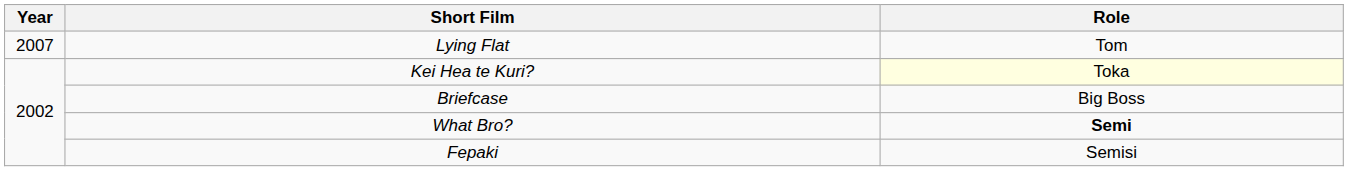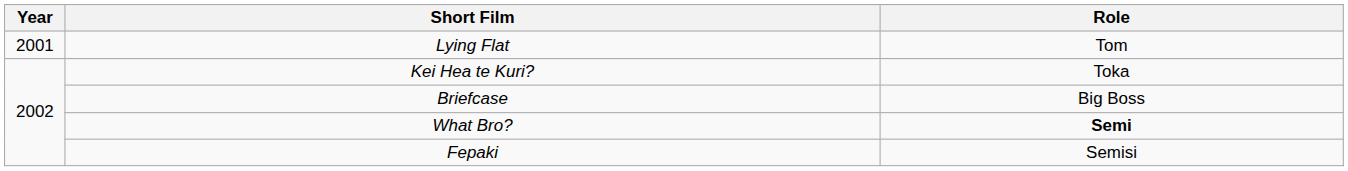(35, 44) 2007 -> (35, 44) 2001
(1112, 71) lightyellow background -> (1112, 71) no background
